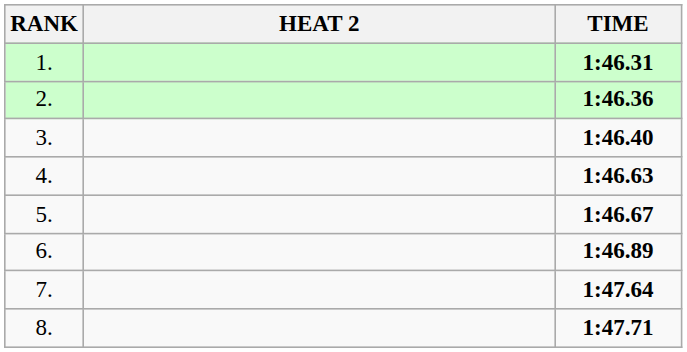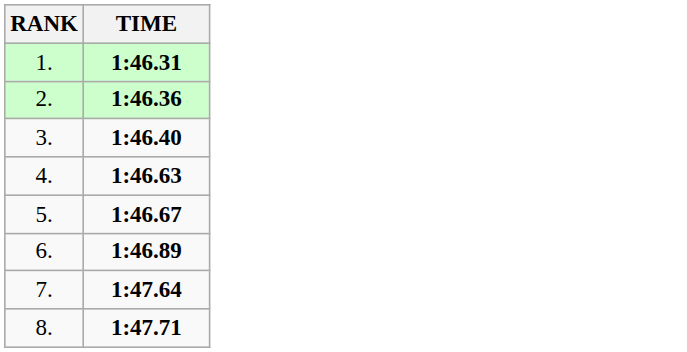- column: (319, 23)
